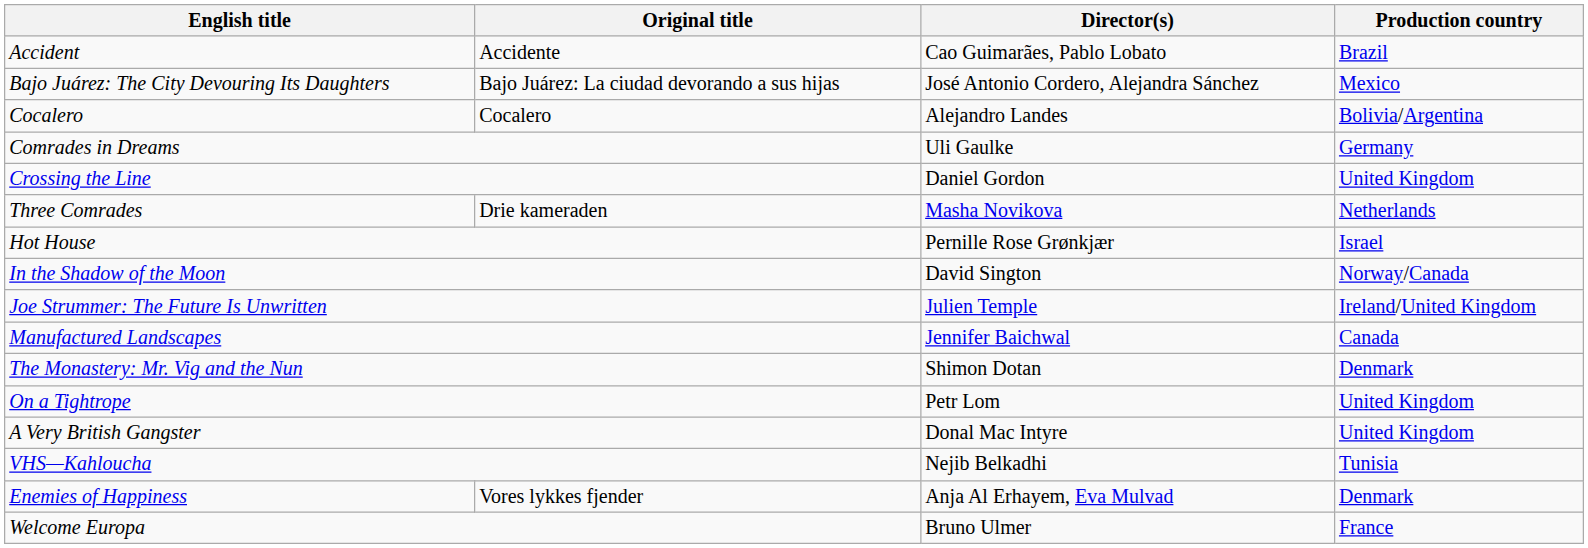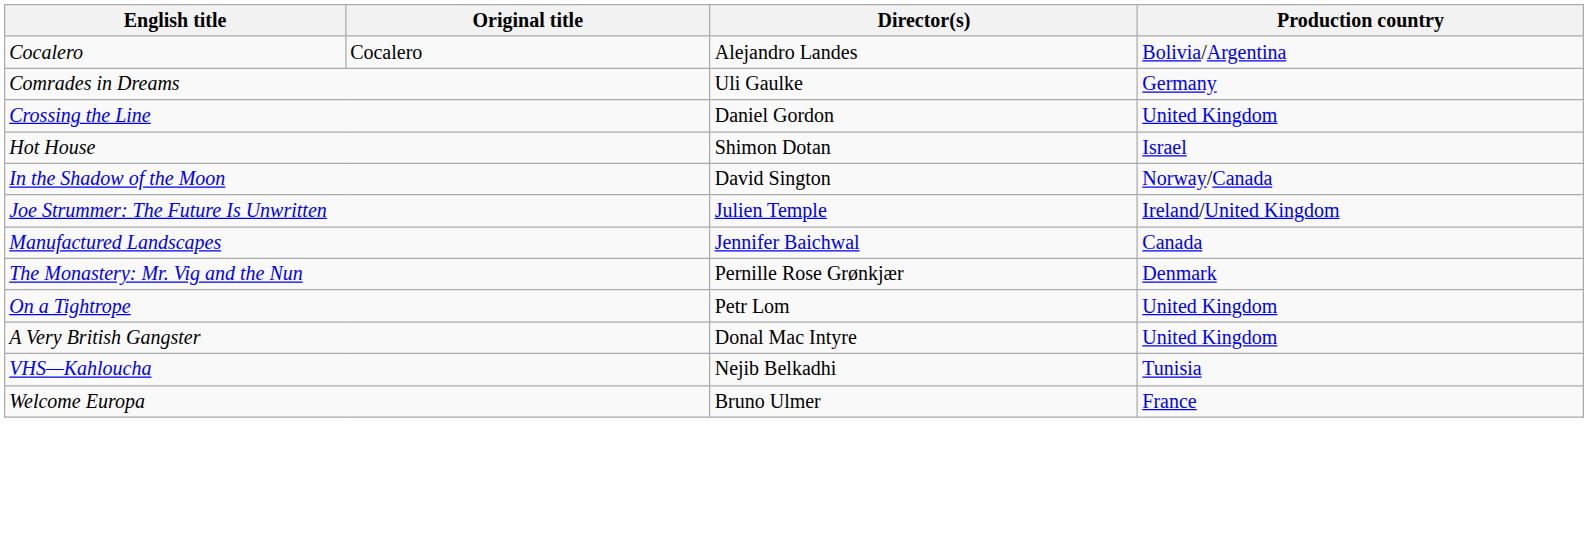- row: (44, 52)
- row: (199, 83)
- row: (76, 210)
(1020, 242) Pernille Rose Grønkjær -> (773, 147) Shimon Dotan
(983, 369) Shimon Dotan -> (809, 274) Pernille Rose Grønkjær
- row: (98, 496)
